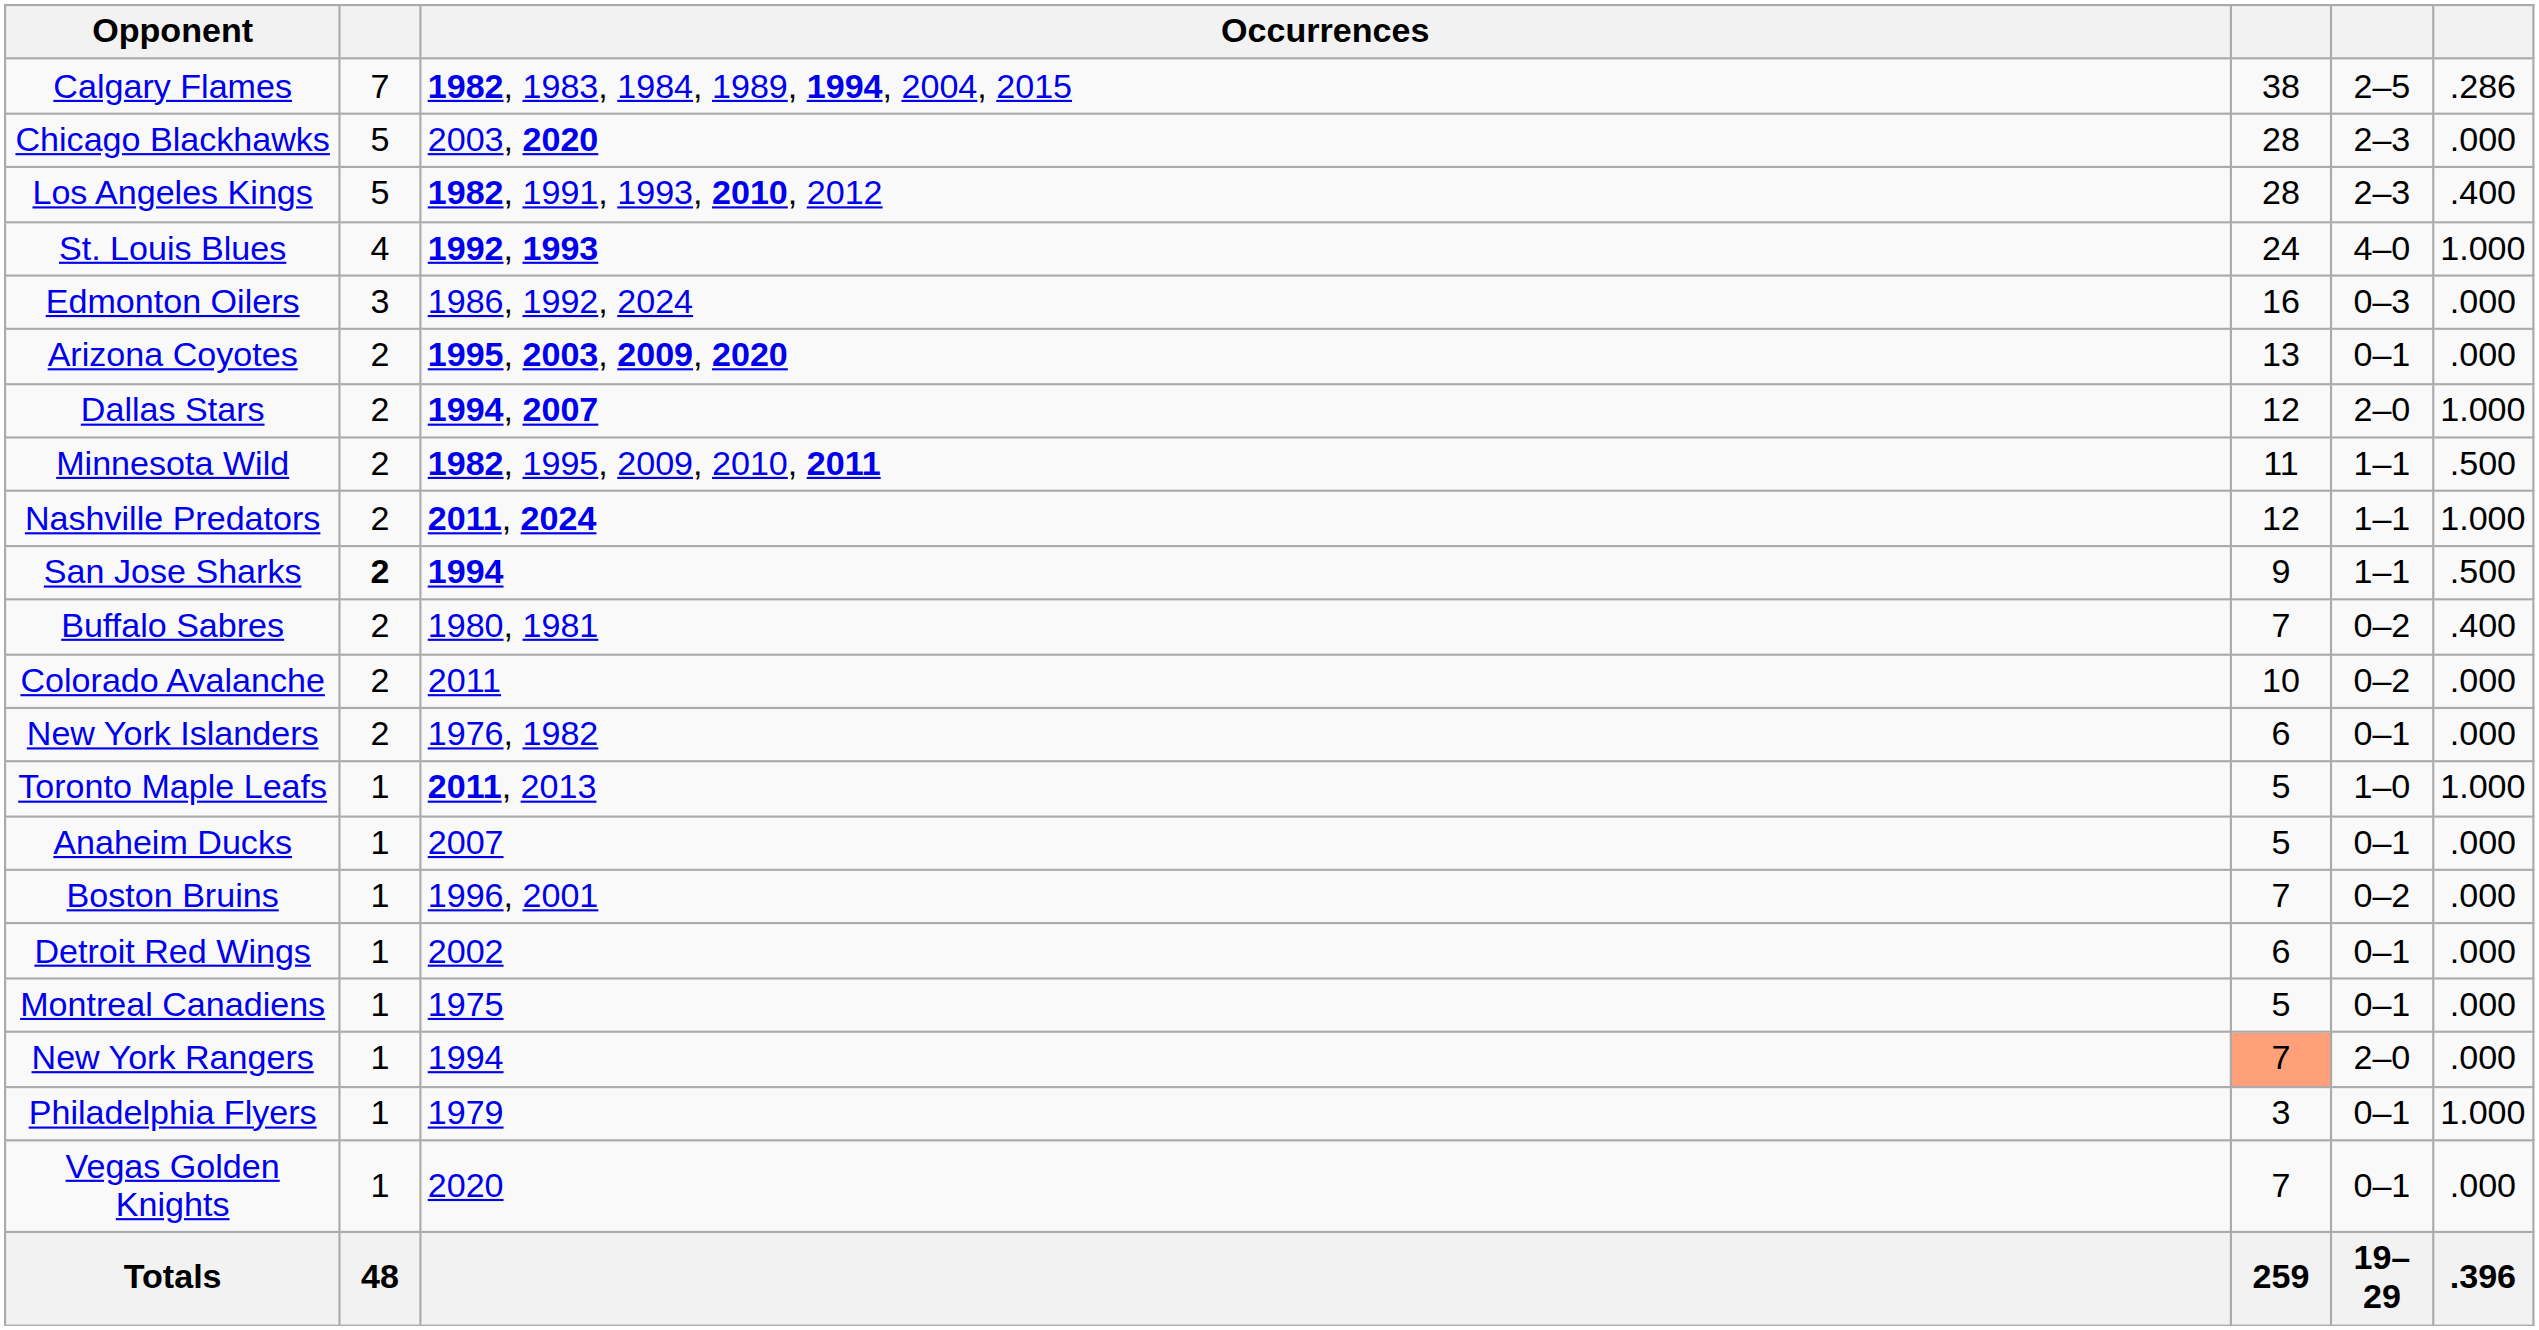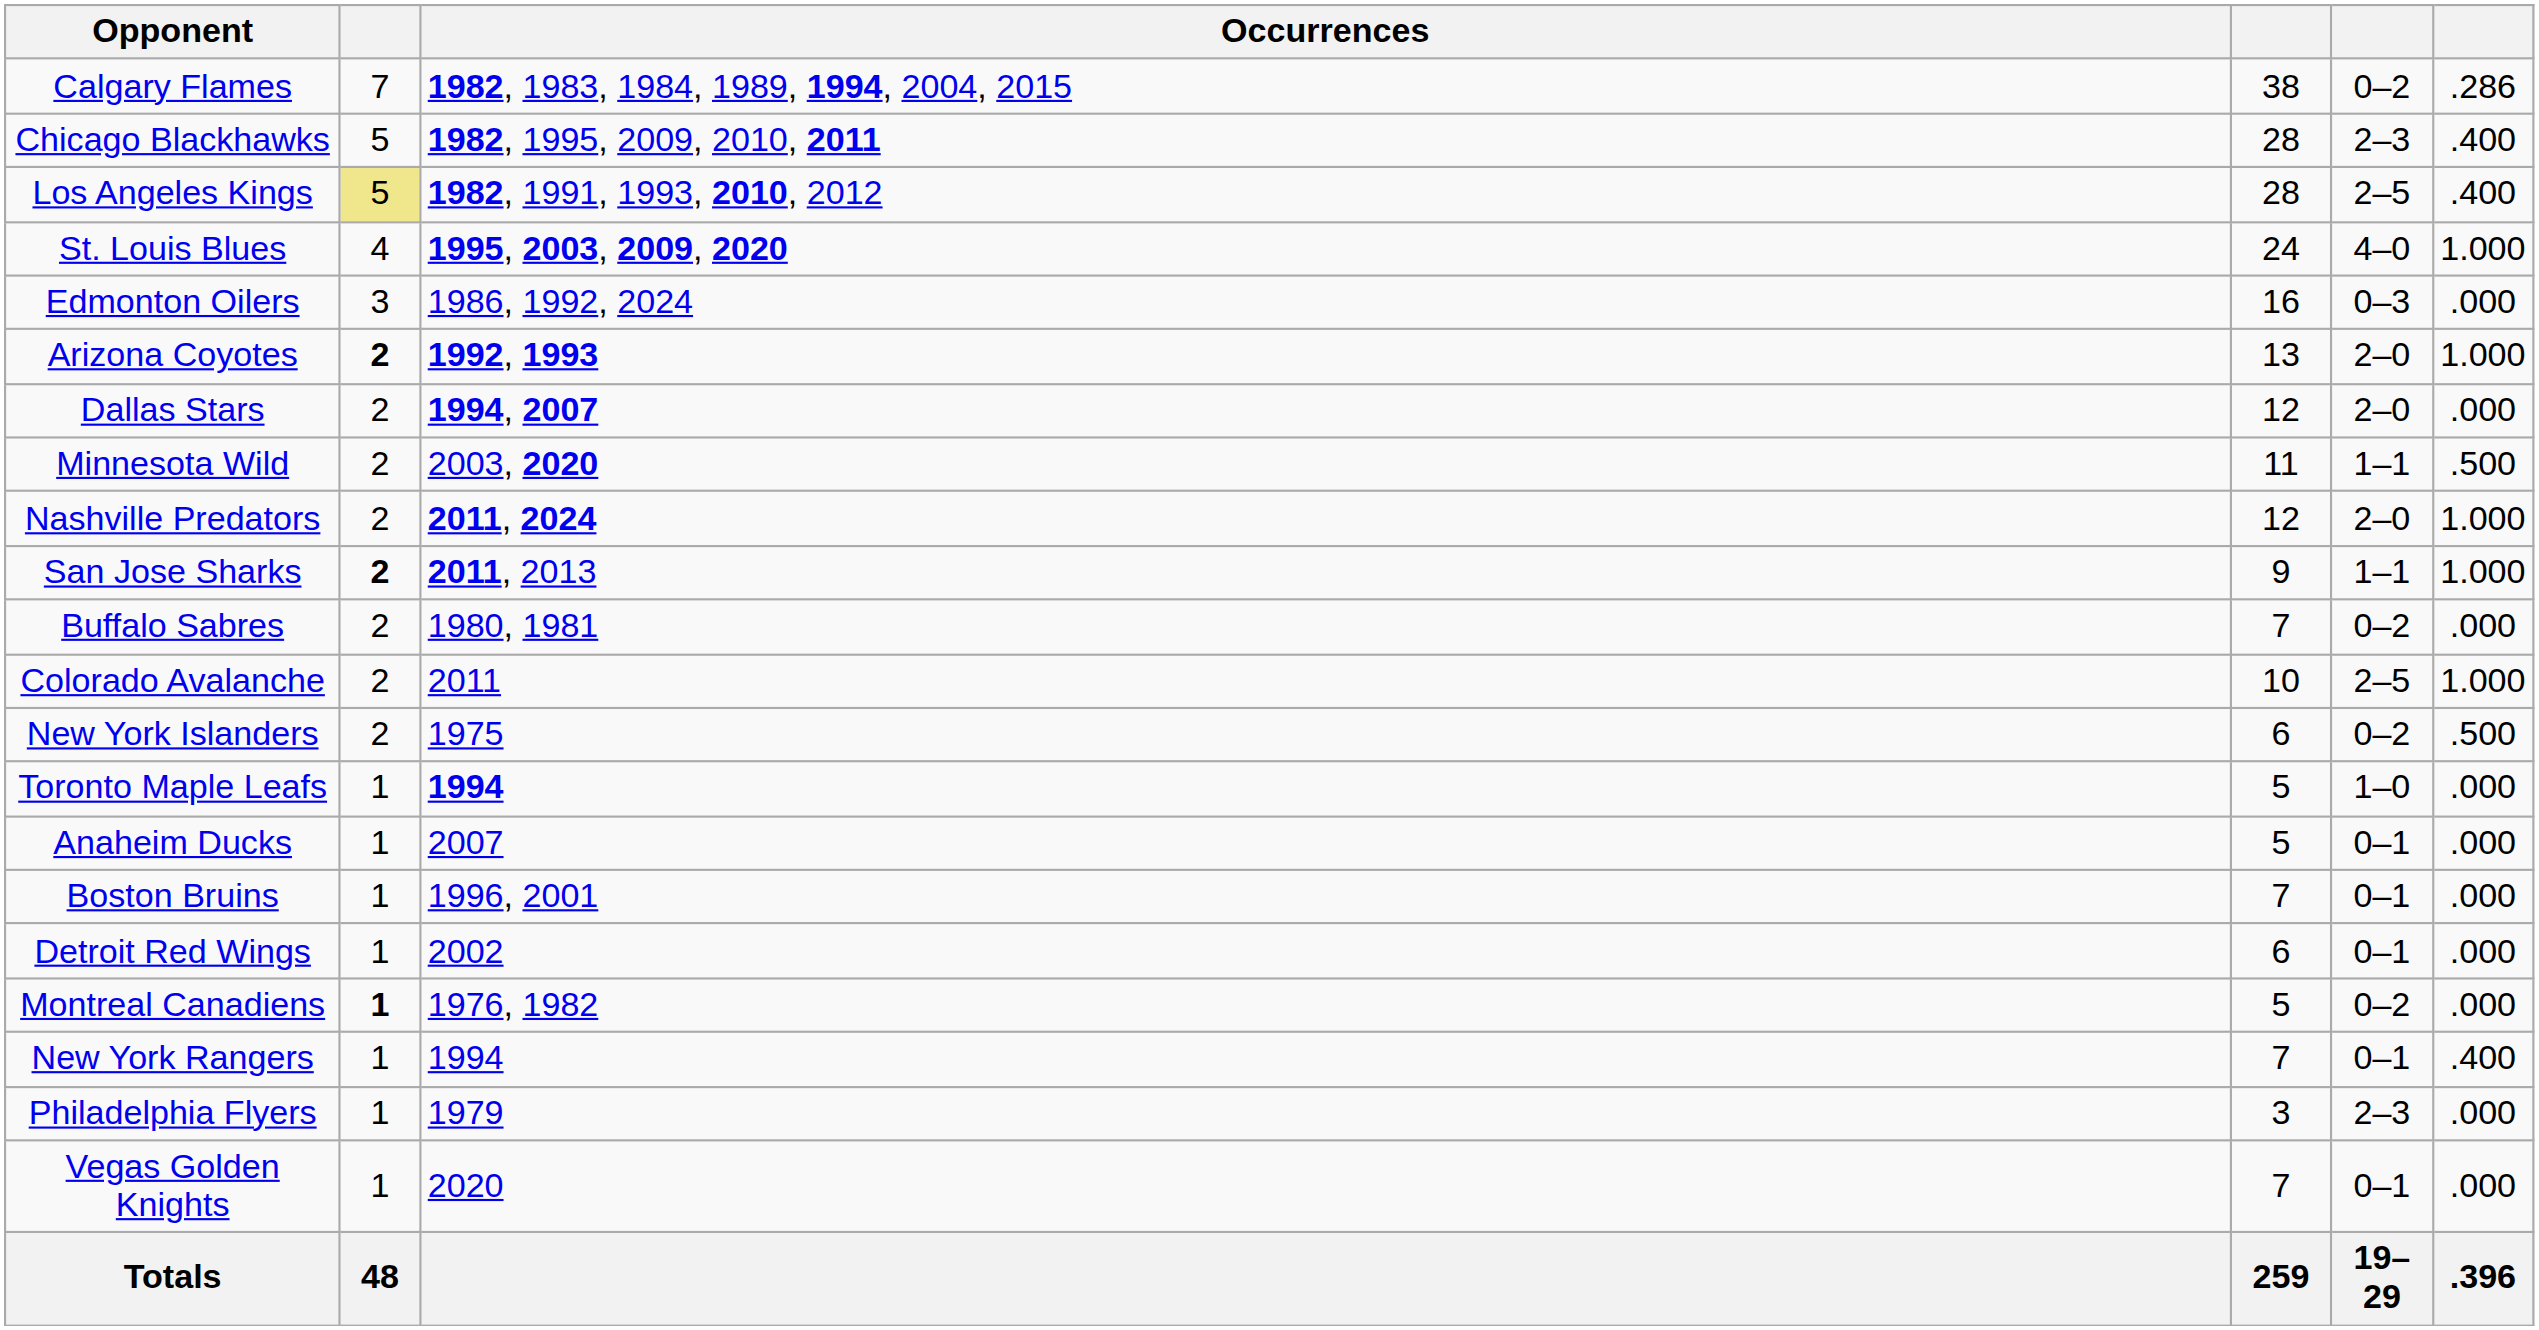(2382, 85) 2–5 -> (2382, 85) 0–2
(513, 139) 2003, 2020 -> (654, 139) 1982, 1995, 2009, 2010, 2011
(2483, 139) .000 -> (2483, 139) .400
(380, 193) no background -> (380, 193) khaki background
(2382, 193) 2–3 -> (2382, 193) 2–5
(513, 247) 1992, 1993 -> (608, 247) 1995, 2003, 2009, 2020
(380, 355) normal -> (380, 355) bold
(608, 355) 1995, 2003, 2009, 2020 -> (513, 355) 1992, 1993
(2382, 355) 0–1 -> (2382, 355) 2–0
(2483, 355) .000 -> (2483, 355) 1.000
(2483, 409) 1.000 -> (2483, 409) .000
(654, 463) 1982, 1995, 2009, 2010, 2011 -> (513, 463) 2003, 2020
(2382, 517) 1–1 -> (2382, 517) 2–0
(466, 572) 1994 -> (512, 572) 2011, 2013
(2483, 572) .500 -> (2483, 572) 1.000
(2483, 626) .400 -> (2483, 626) .000
(2382, 680) 0–2 -> (2382, 680) 2–5
(2483, 680) .000 -> (2483, 680) 1.000
(513, 734) 1976, 1982 -> (466, 734) 1975
(2382, 734) 0–1 -> (2382, 734) 0–2
(2483, 734) .000 -> (2483, 734) .500
(512, 788) 2011, 2013 -> (466, 788) 1994
(2483, 788) 1.000 -> (2483, 788) .000
(2382, 896) 0–2 -> (2382, 896) 0–1
(380, 1004) normal -> (380, 1004) bold
(466, 1004) 1975 -> (513, 1004) 1976, 1982
(2382, 1004) 0–1 -> (2382, 1004) 0–2
(2281, 1058) lightsalmon background -> (2281, 1058) no background
(2382, 1058) 2–0 -> (2382, 1058) 0–1
(2483, 1058) .000 -> (2483, 1058) .400
(2382, 1112) 0–1 -> (2382, 1112) 2–3
(2483, 1112) 1.000 -> (2483, 1112) .000
